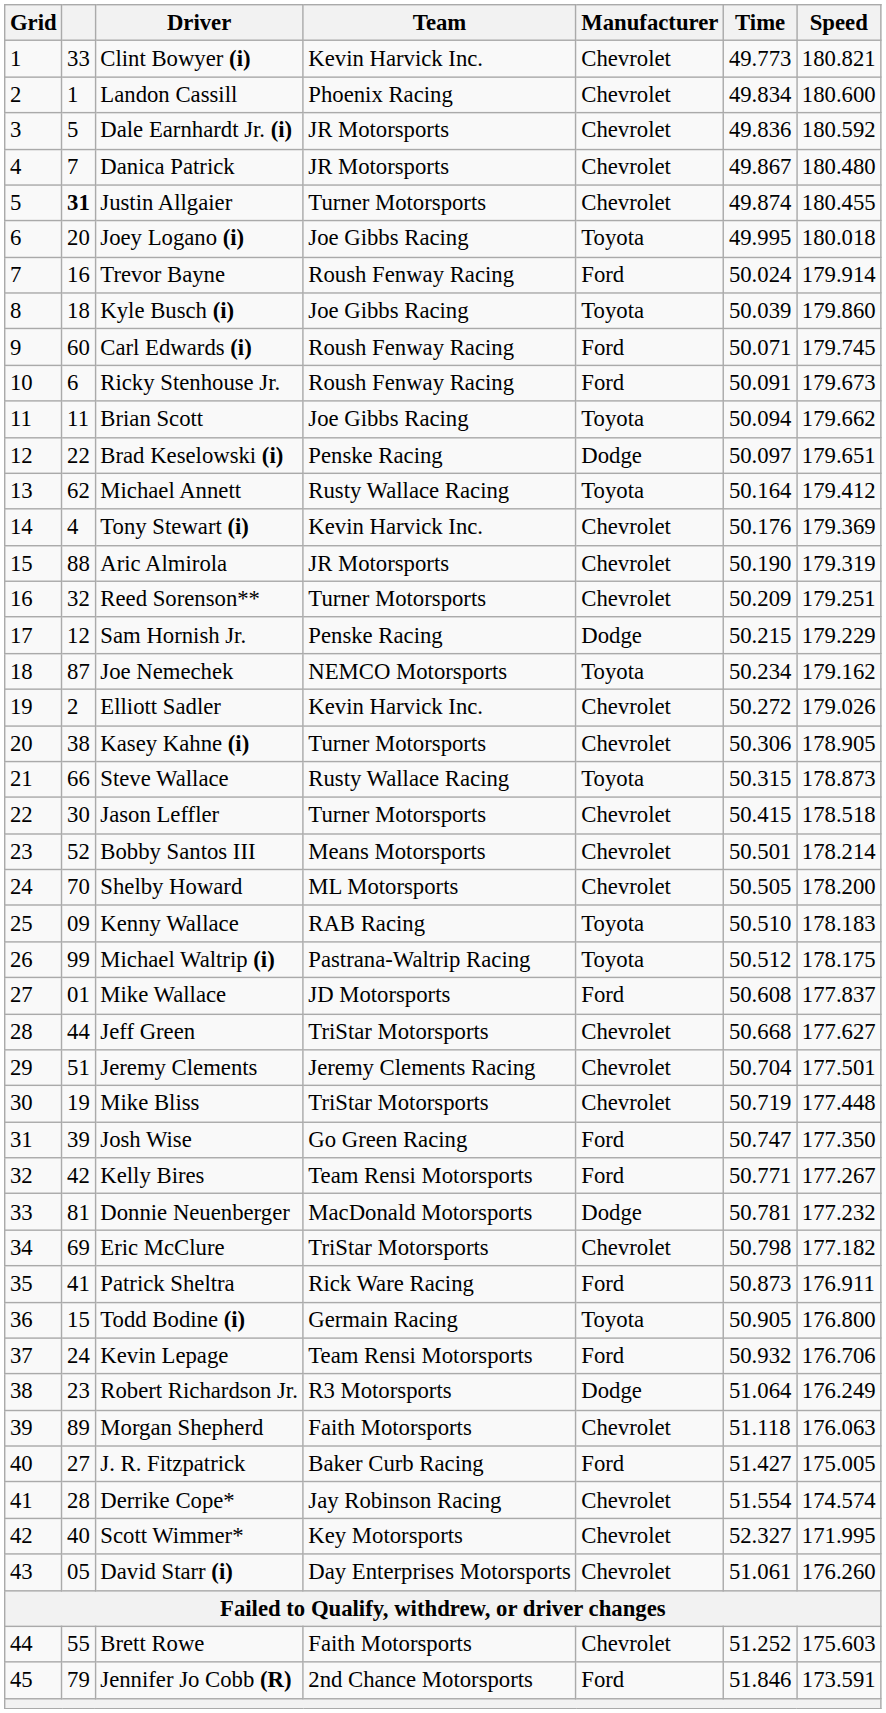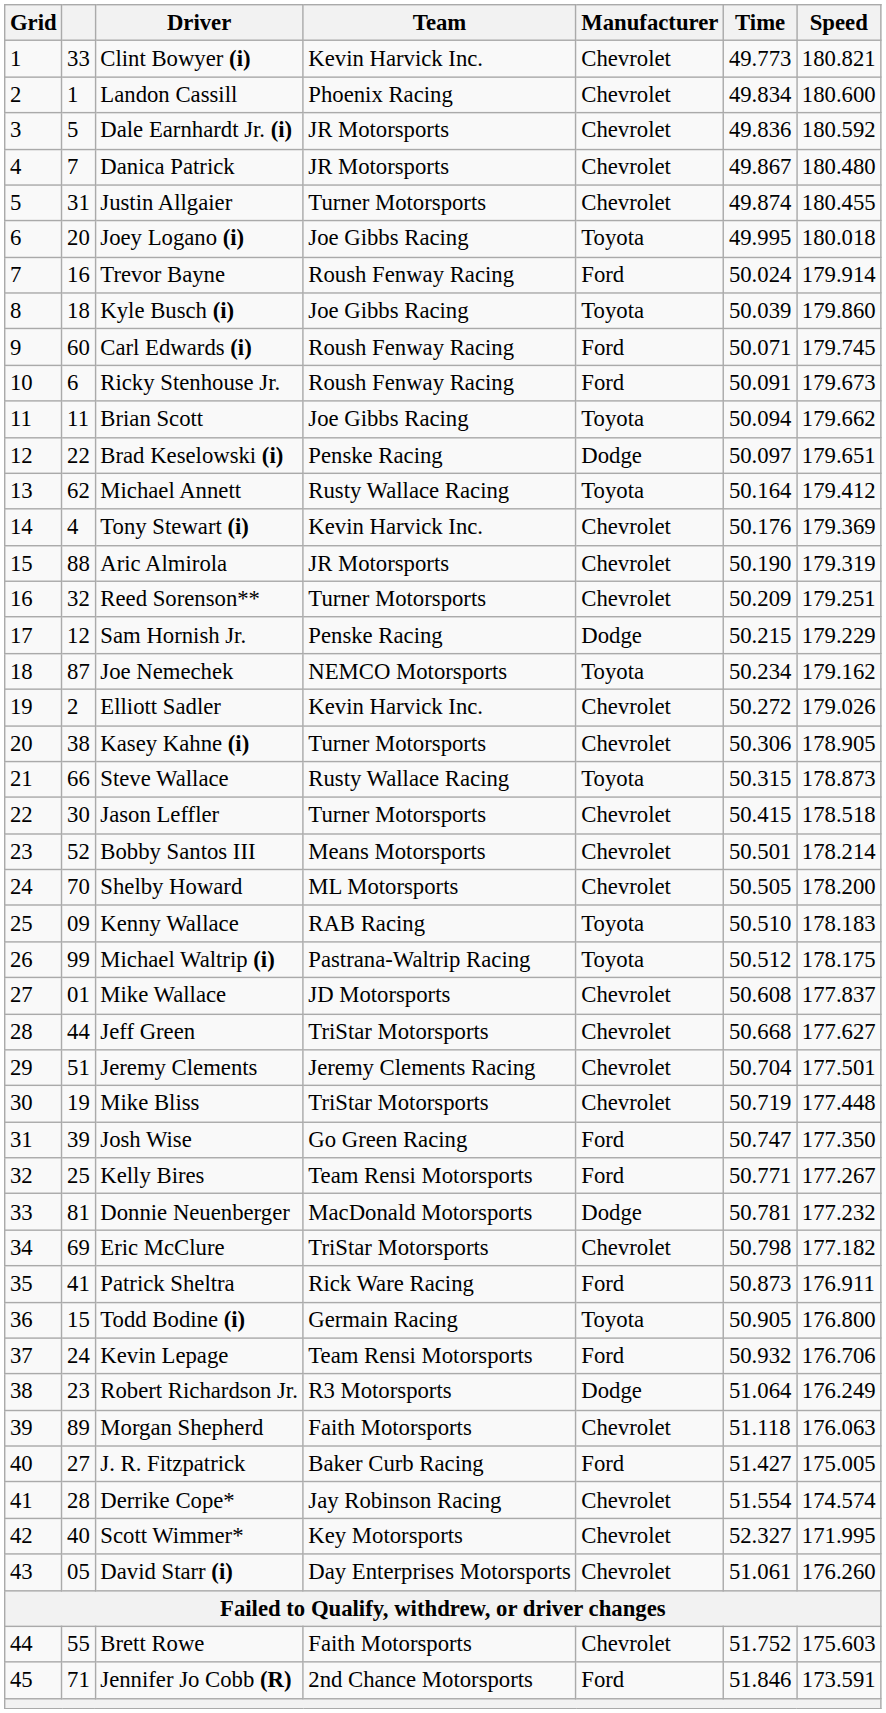(78, 202) bold -> (78, 202) normal
(603, 995) Ford -> (626, 995) Chevrolet
(78, 1175) 42 -> (78, 1175) 25
(760, 1643) 51.252 -> (760, 1643) 51.752
(78, 1680) 79 -> (78, 1680) 71
